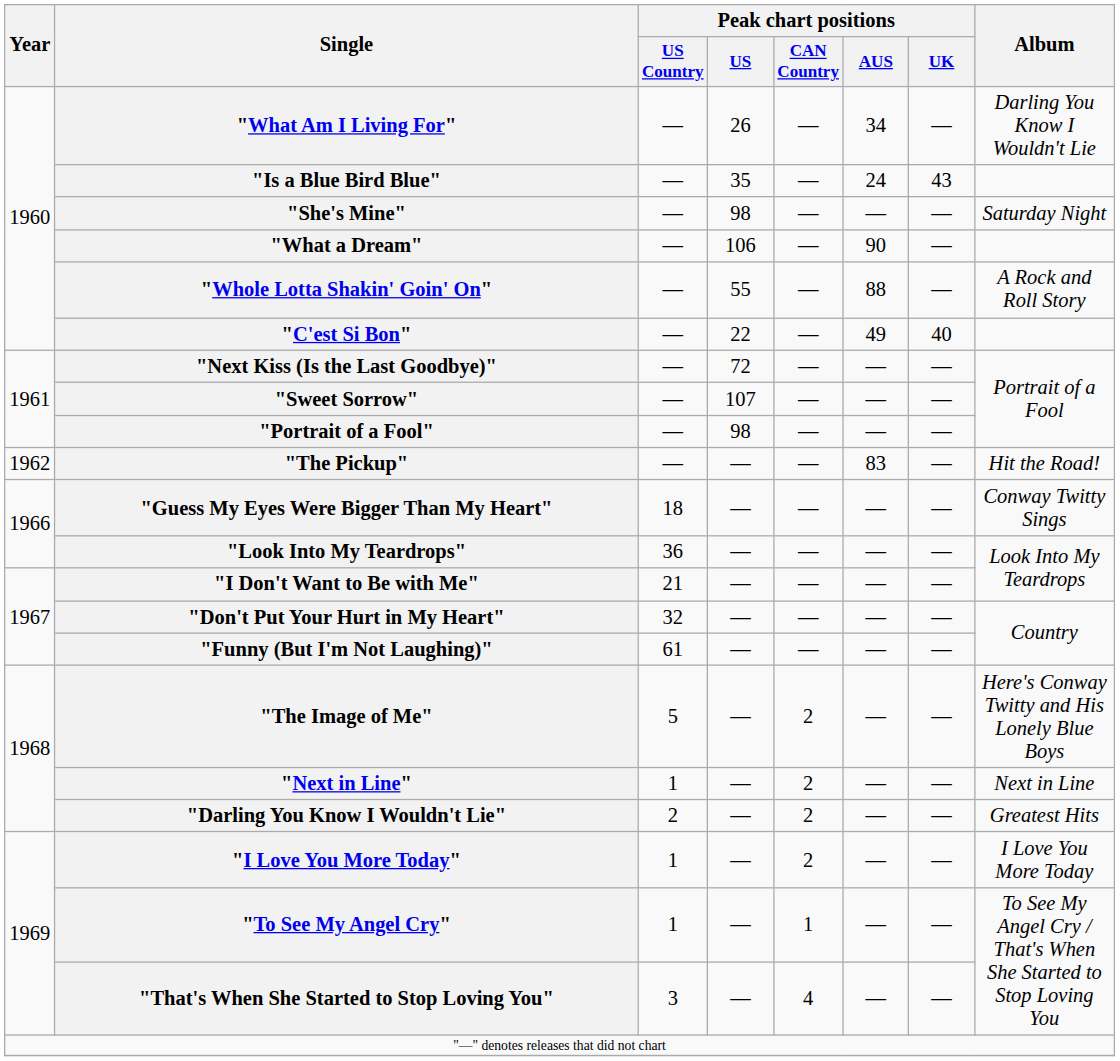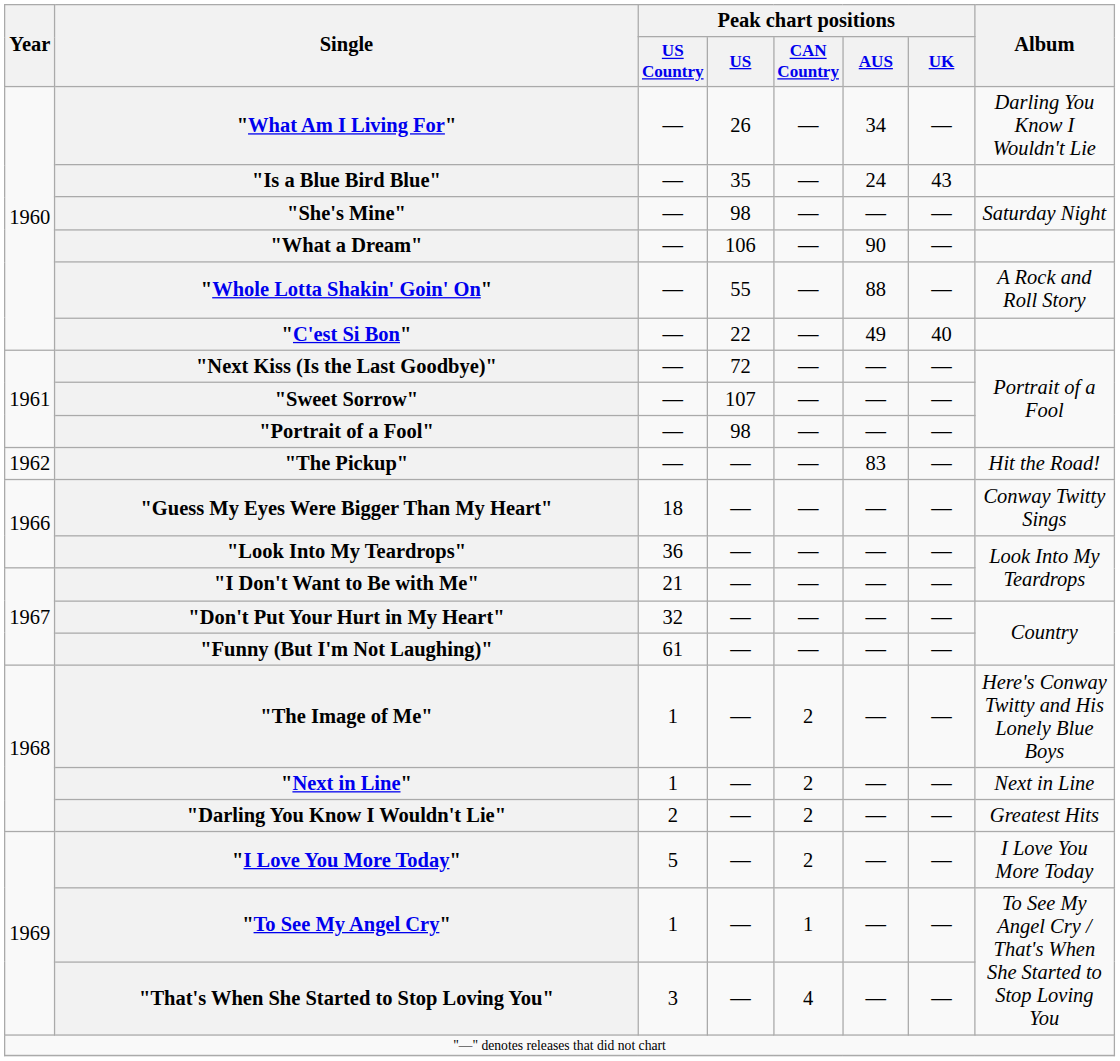(673, 716) 5 -> (673, 716) 1
(673, 859) 1 -> (673, 859) 5
